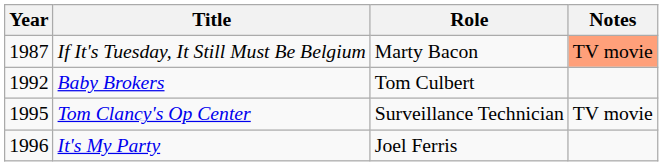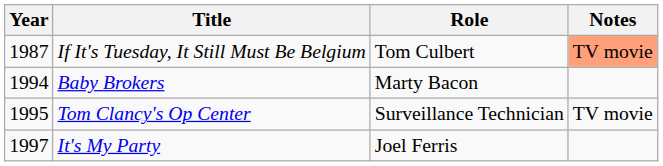(426, 51) Marty Bacon -> (425, 51) Tom Culbert
(29, 82) 1992 -> (29, 82) 1994
(425, 82) Tom Culbert -> (426, 82) Marty Bacon
(29, 144) 1996 -> (29, 144) 1997
